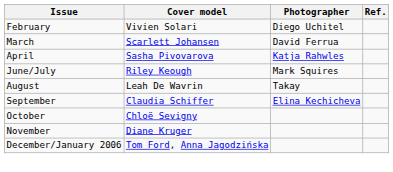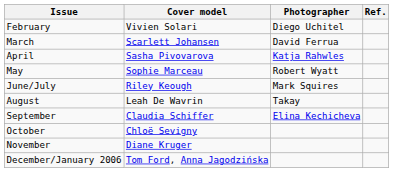+ row: (15, 71)
